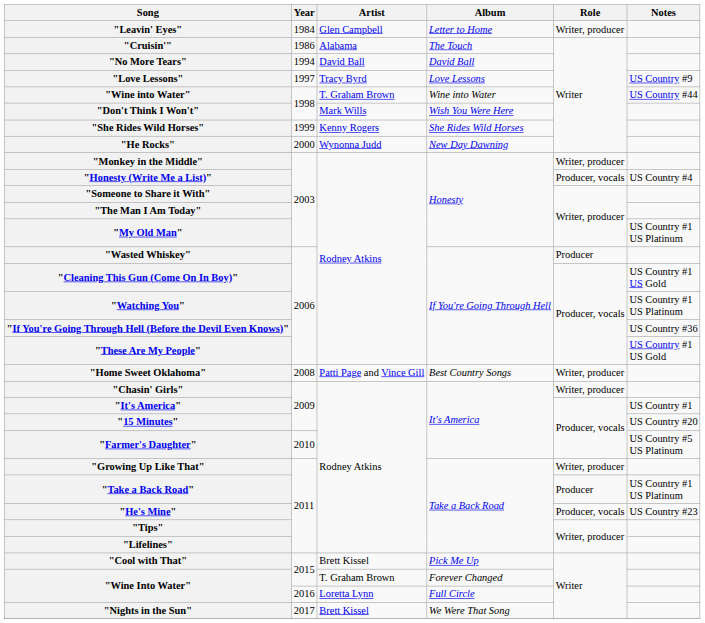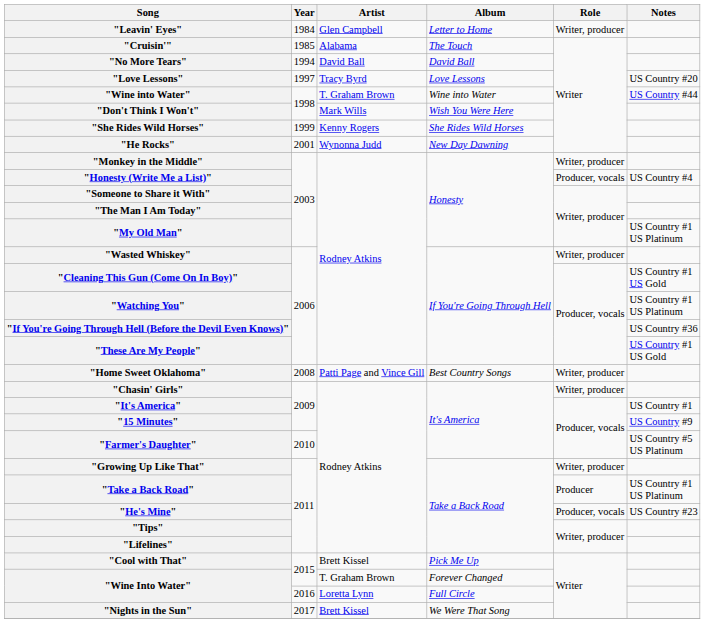(304, 45) 1986 -> (304, 45) 1985
(661, 78) US Country #9 -> (663, 78) US Country #20
(304, 144) 2000 -> (304, 144) 2001
(574, 255) Producer -> (590, 255) Writer, producer
(663, 422) US Country #20 -> (661, 422) US Country #9
